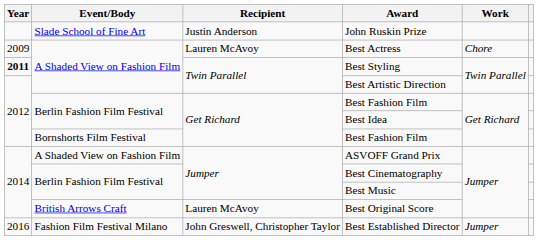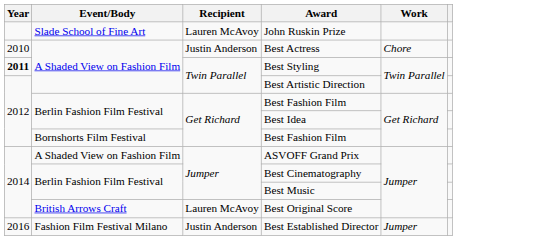(221, 31) Justin Anderson -> (222, 31) Lauren McAvoy
(18, 48) 2009 -> (18, 48) 2010
(222, 48) Lauren McAvoy -> (221, 48) Justin Anderson
(263, 226) John Greswell, Christopher Taylor -> (221, 226) Justin Anderson
